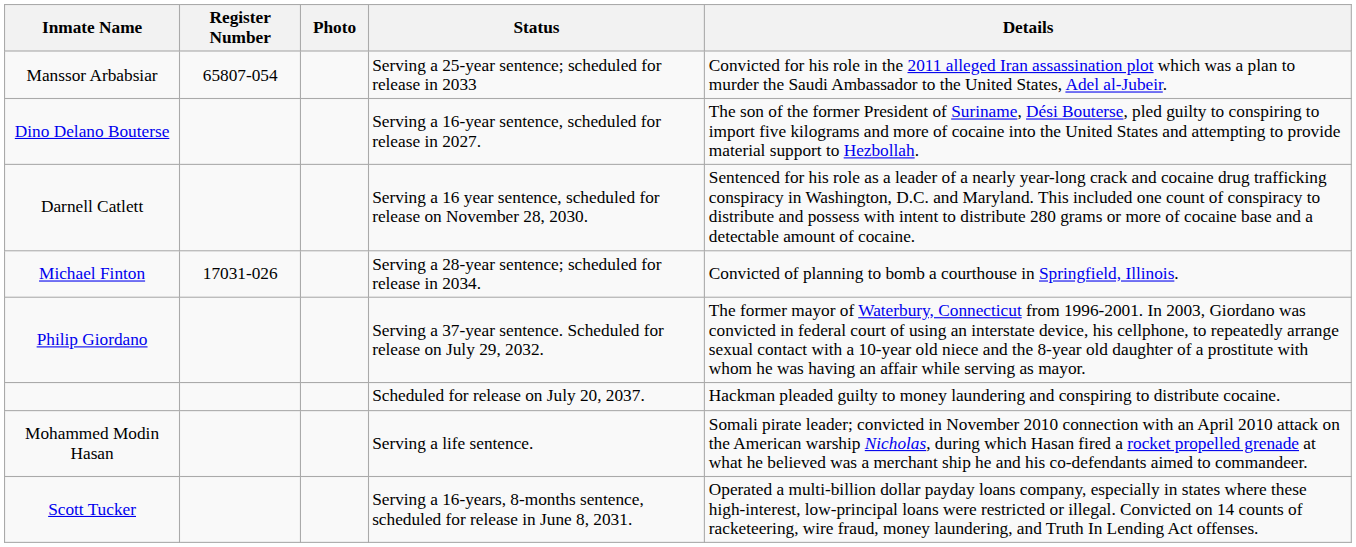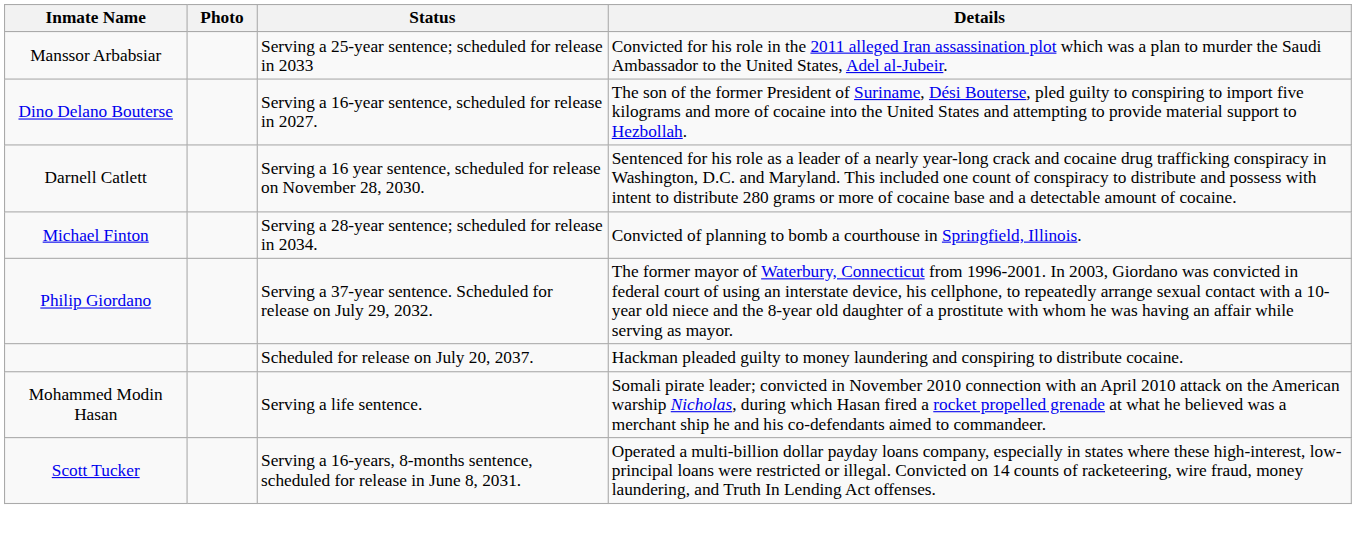- column: (240, 27)
